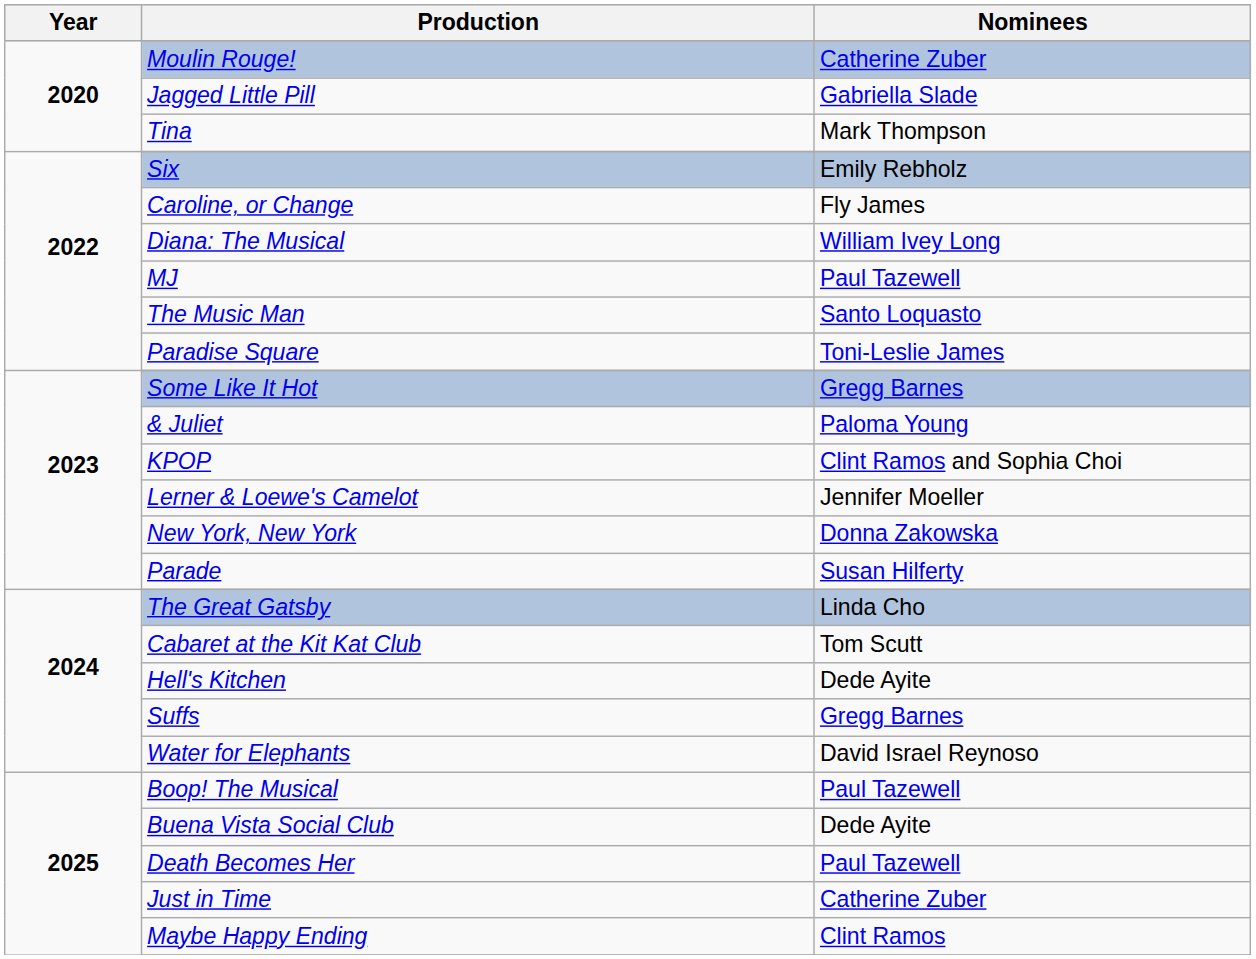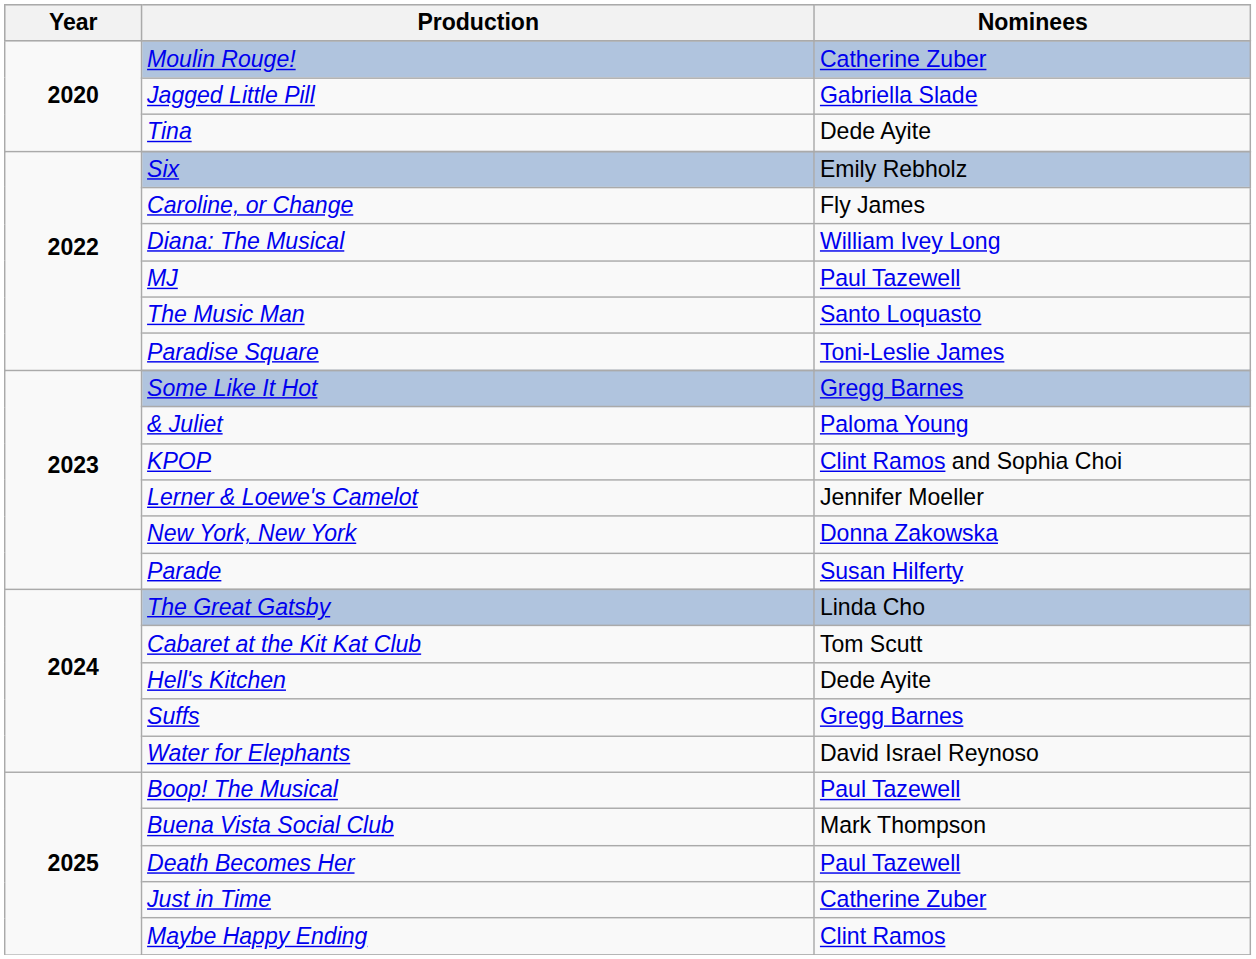(903, 132) Mark Thompson -> (875, 132) Dede Ayite
(875, 826) Dede Ayite -> (903, 826) Mark Thompson
